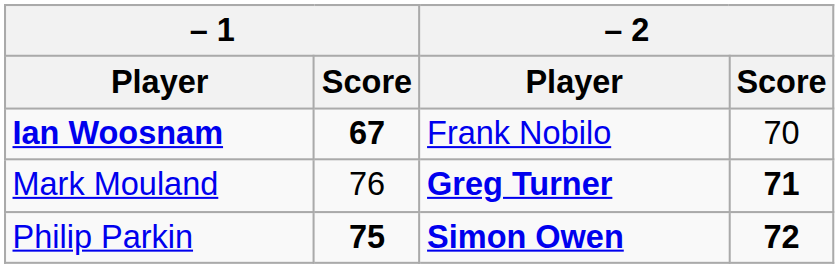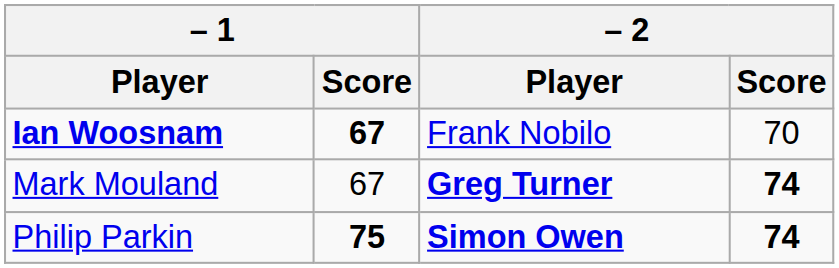(367, 184) 76 -> (367, 184) 67
(782, 184) 71 -> (782, 184) 74
(782, 236) 72 -> (782, 236) 74
